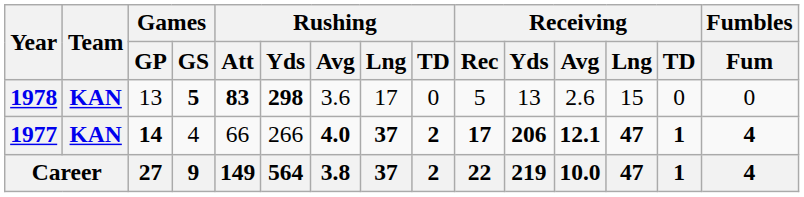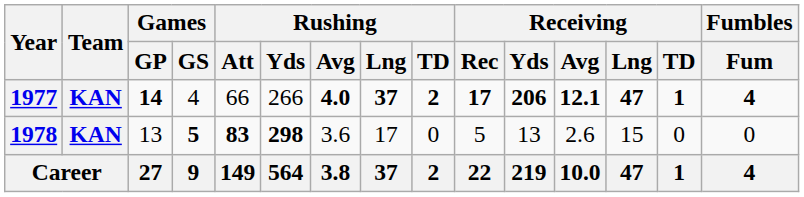rows swapped: (34, 135) <-> (34, 97)
